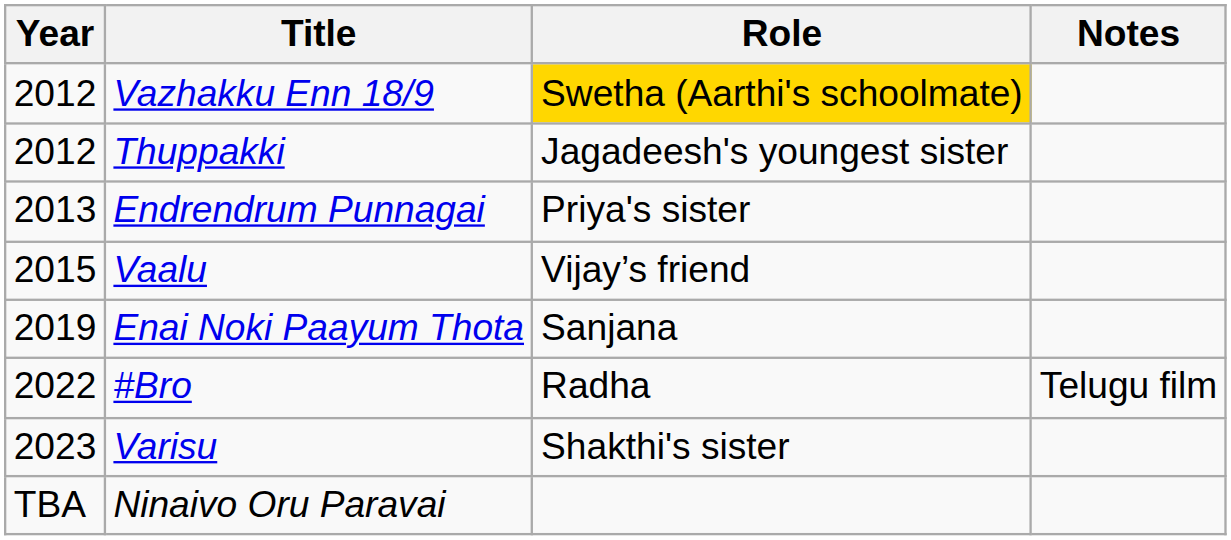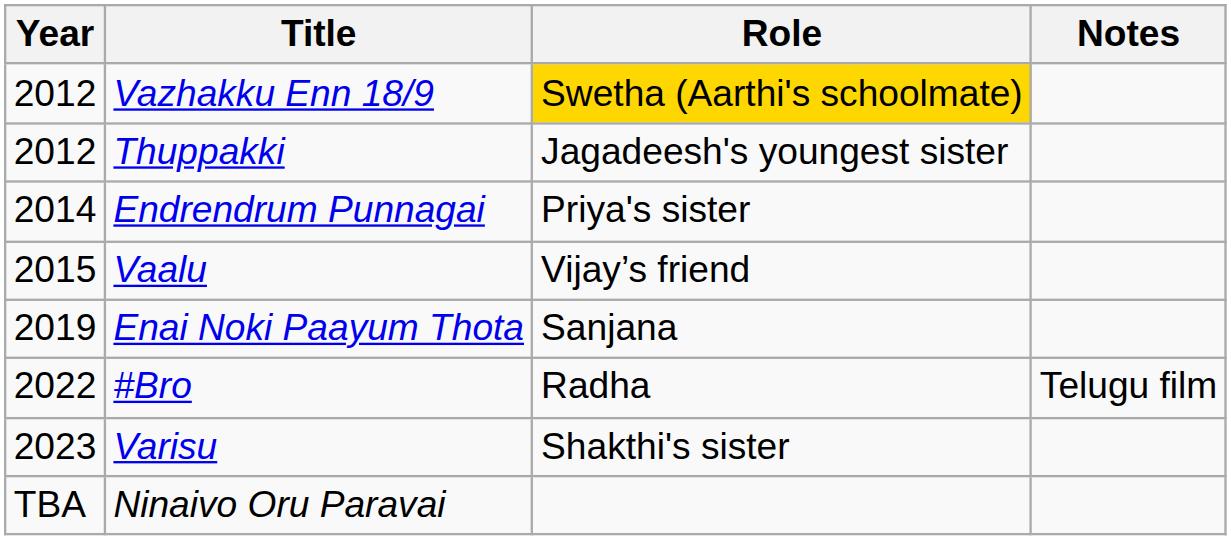(55, 210) 2013 -> (55, 210) 2014
